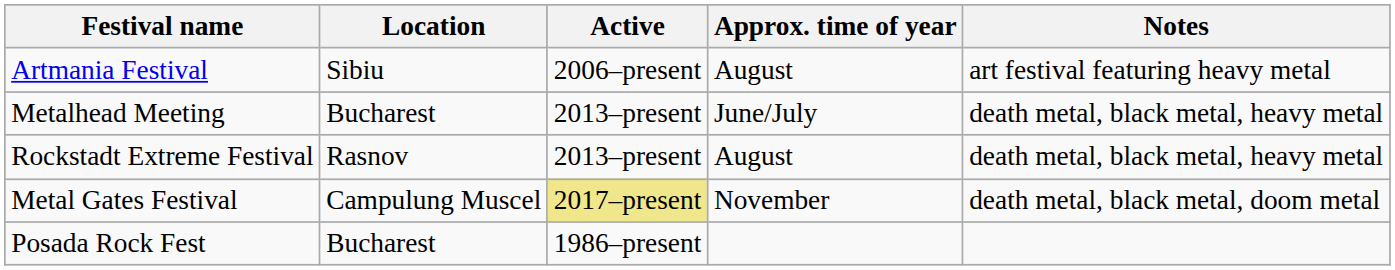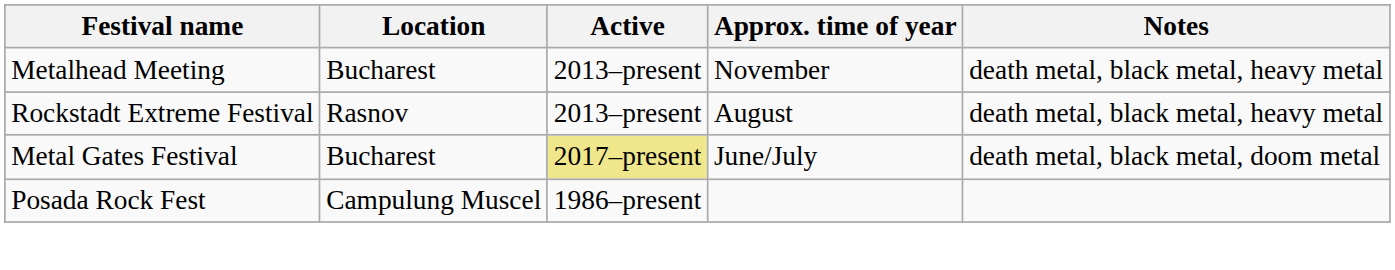- row: (110, 69)
(766, 112) June/July -> (772, 69) November
(434, 199) Campulung Muscel -> (381, 156) Bucharest
(772, 199) November -> (766, 156) June/July
(381, 243) Bucharest -> (434, 199) Campulung Muscel
